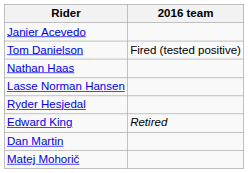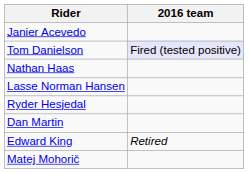(186, 50) no background -> (186, 50) lavender background
rows swapped: (40, 123) <-> (35, 141)
